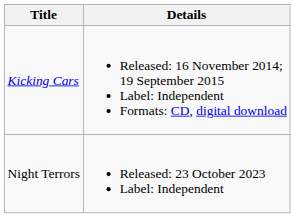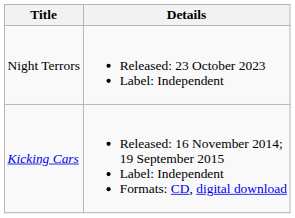rows swapped: (43, 80) <-> (44, 173)
